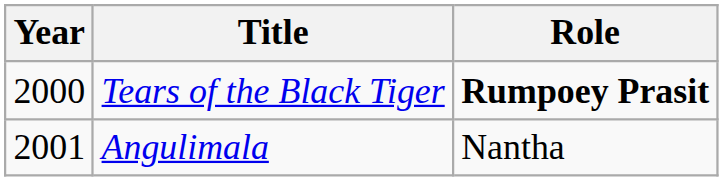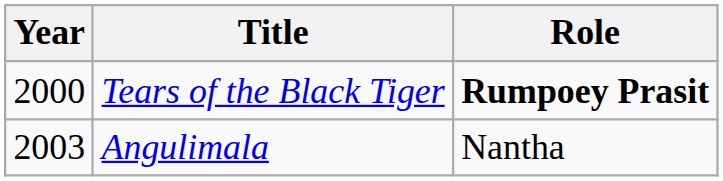(49, 146) 2001 -> (49, 146) 2003
